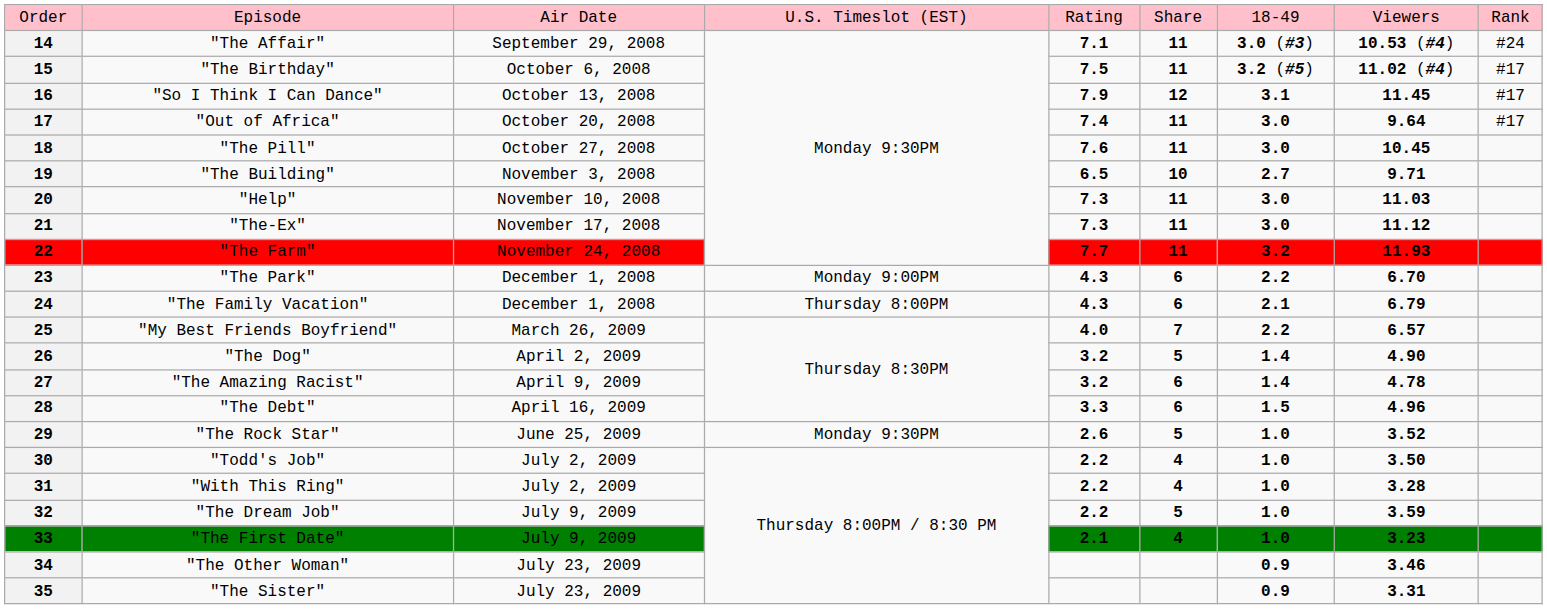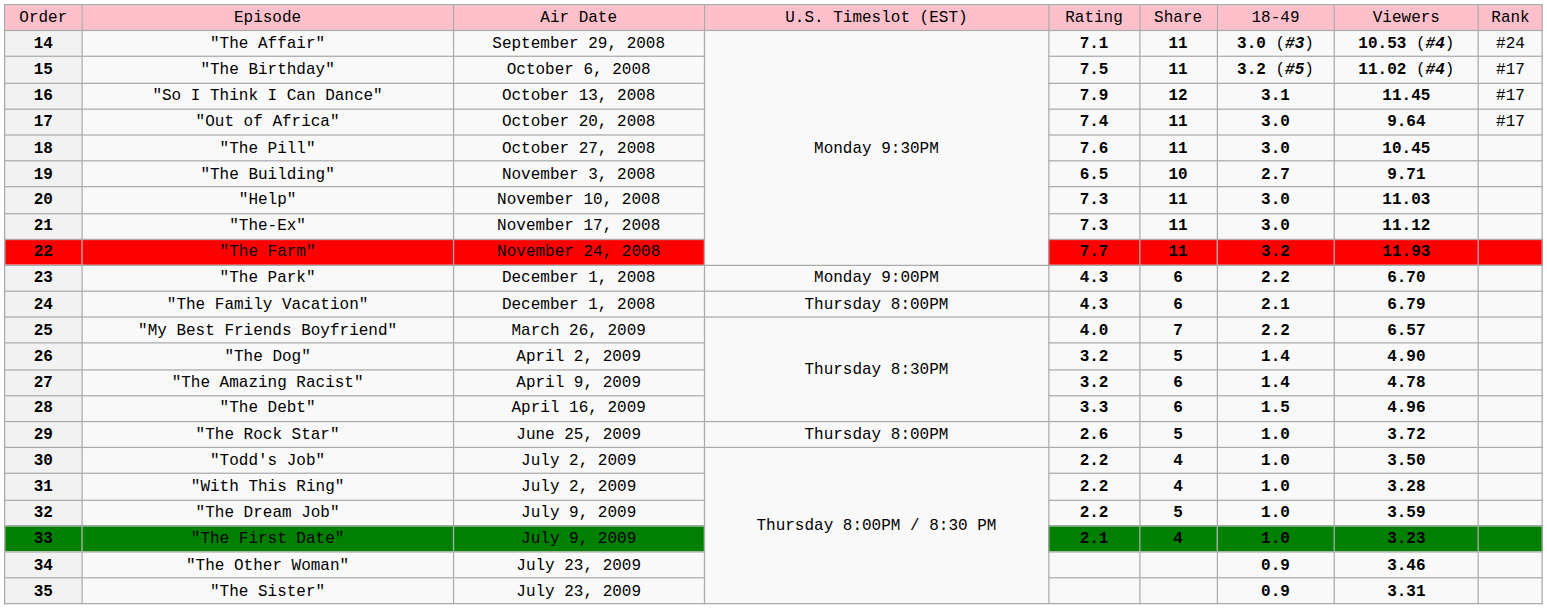(876, 435) Monday 9:30PM -> (876, 435) Thursday 8:00PM
(1406, 435) 3.52 -> (1406, 435) 3.72
